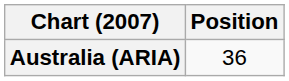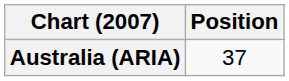(234, 57) 36 -> (234, 57) 37
